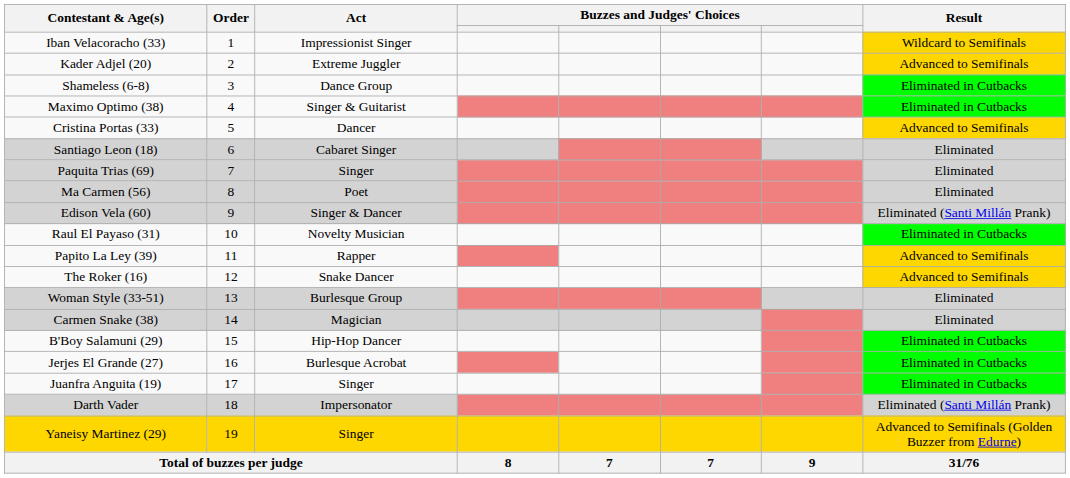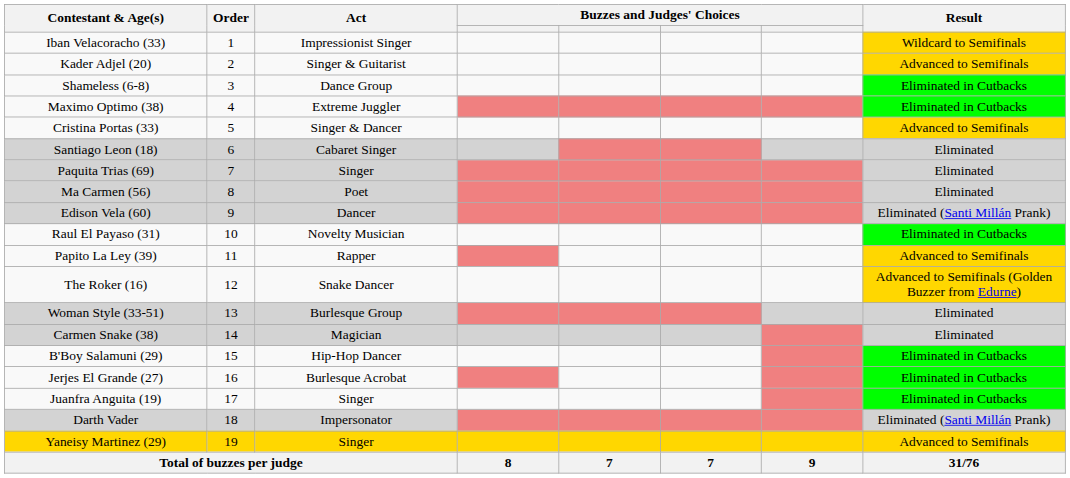(356, 63) Extreme Juggler -> (356, 63) Singer & Guitarist
(356, 106) Singer & Guitarist -> (356, 106) Extreme Juggler
(356, 127) Dancer -> (356, 127) Singer & Dancer
(356, 213) Singer & Dancer -> (356, 213) Dancer
(964, 277) Advanced to Semifinals -> (964, 284) Advanced to Semifinals (Golden Buzzer from Edurne)
(964, 433) Advanced to Semifinals (Golden Buzzer from Edurne) -> (964, 441) Advanced to Semifinals
